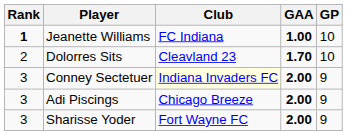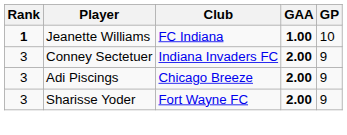- row: (84, 57)
(218, 78) lightyellow background -> (218, 57) no background
